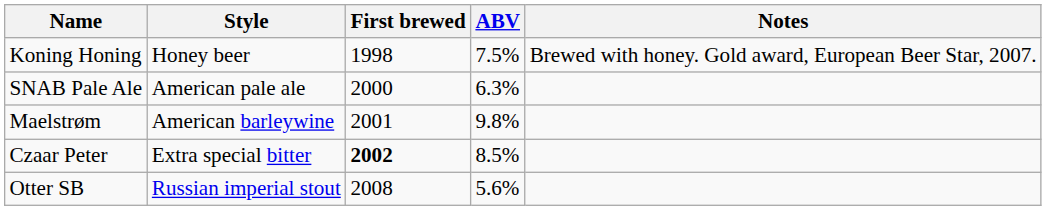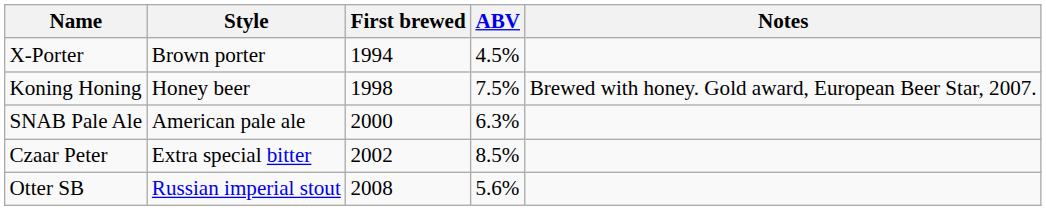+ row: (46, 54)
- row: (55, 121)
(372, 155) bold -> (372, 155) normal
